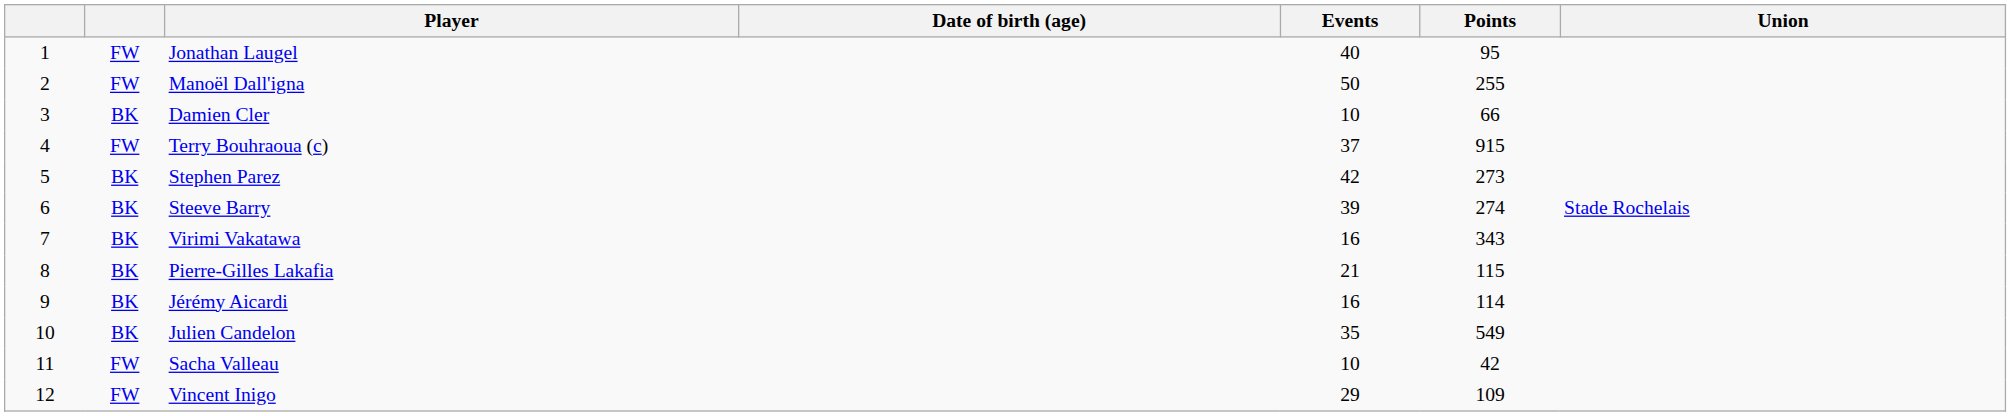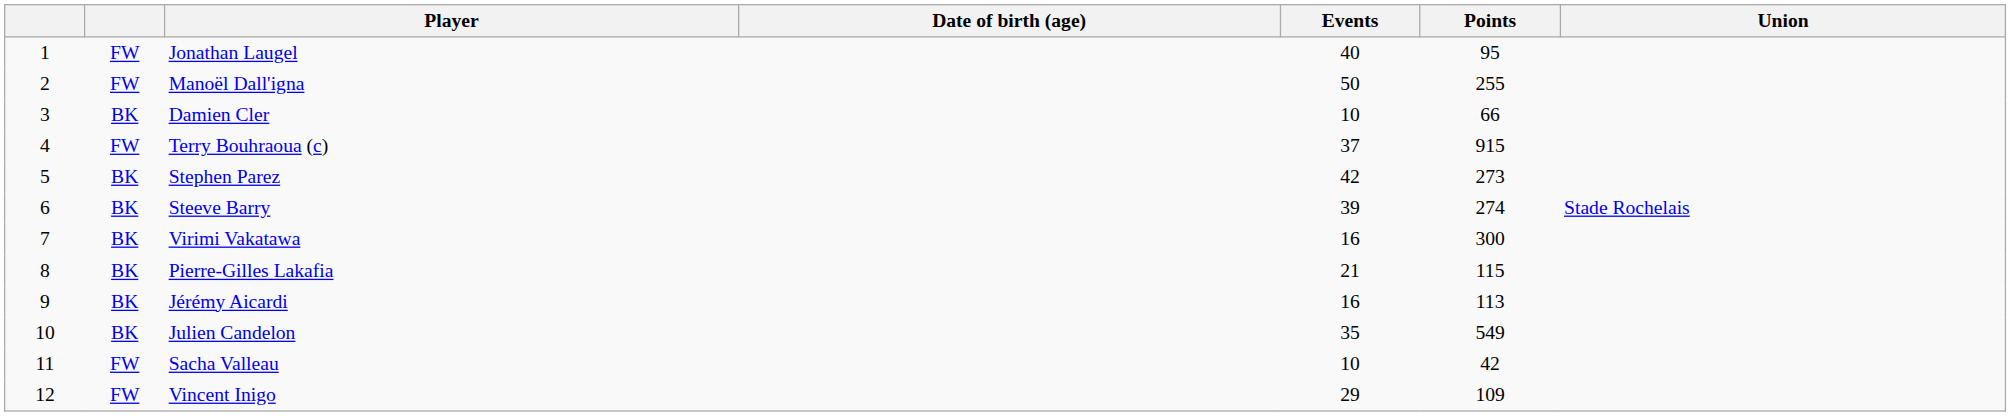(1490, 239) 343 -> (1490, 239) 300
(1490, 301) 114 -> (1490, 301) 113
